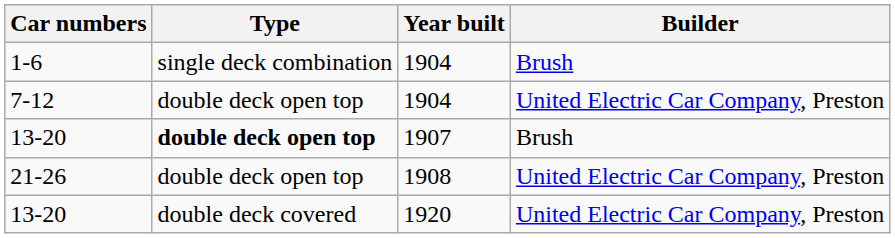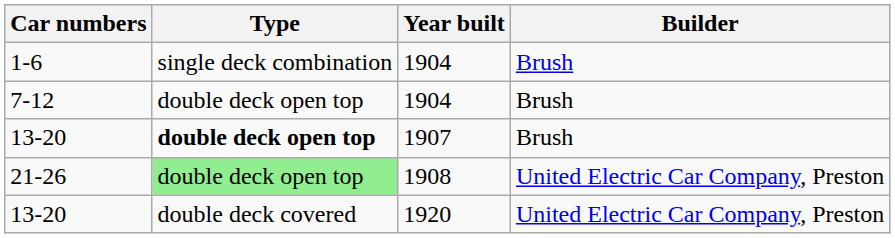(700, 99) United Electric Car Company, Preston -> (545, 99) Brush
(261, 175) no background -> (261, 175) lightgreen background
